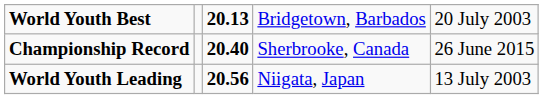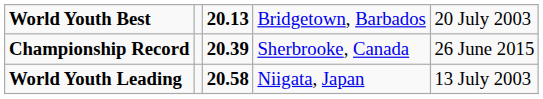(228, 49) 20.40 -> (228, 49) 20.39
(228, 78) 20.56 -> (228, 78) 20.58
